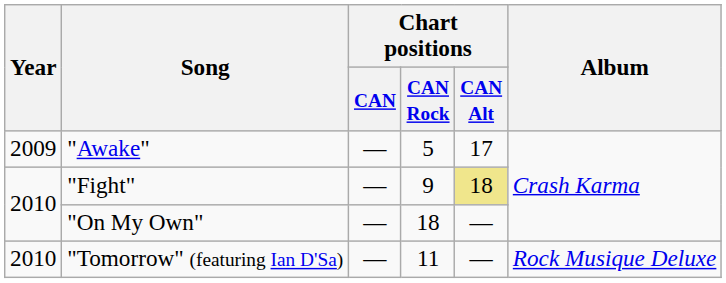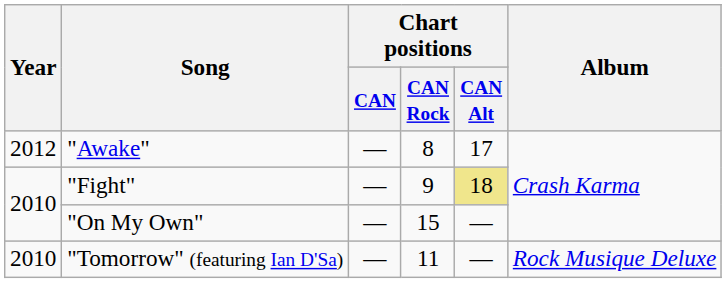(33, 148) 2009 -> (33, 148) 2012
(428, 148) 5 -> (428, 148) 8
(428, 222) 18 -> (428, 222) 15
